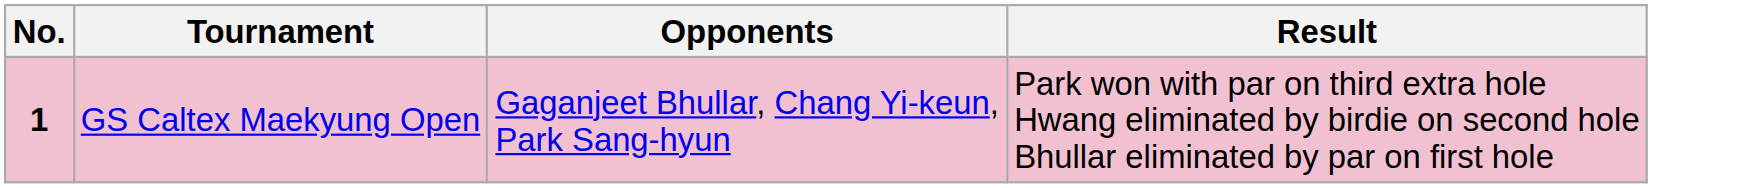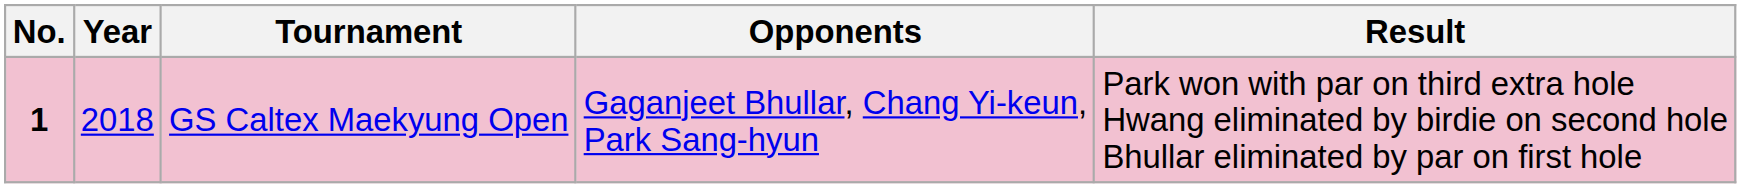+ column: (117, 31)
